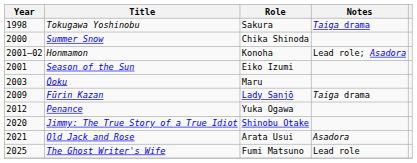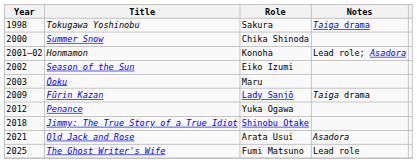(17, 67) 2001 -> (17, 67) 2002
(17, 123) 2020 -> (17, 123) 2018
